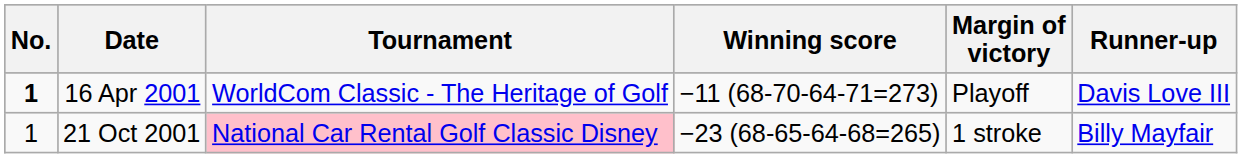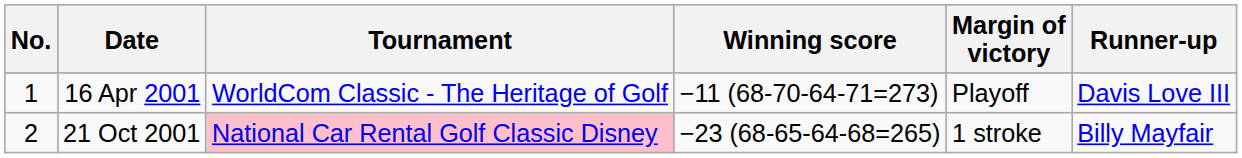(31, 93) bold -> (31, 93) normal
(31, 133) 1 -> (31, 133) 2
